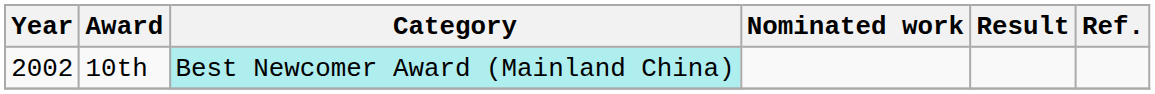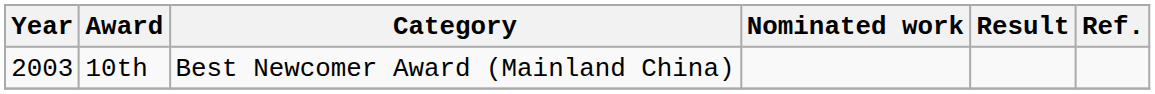(42, 68) 2002 -> (42, 68) 2003
(455, 68) paleturquoise background -> (455, 68) no background
